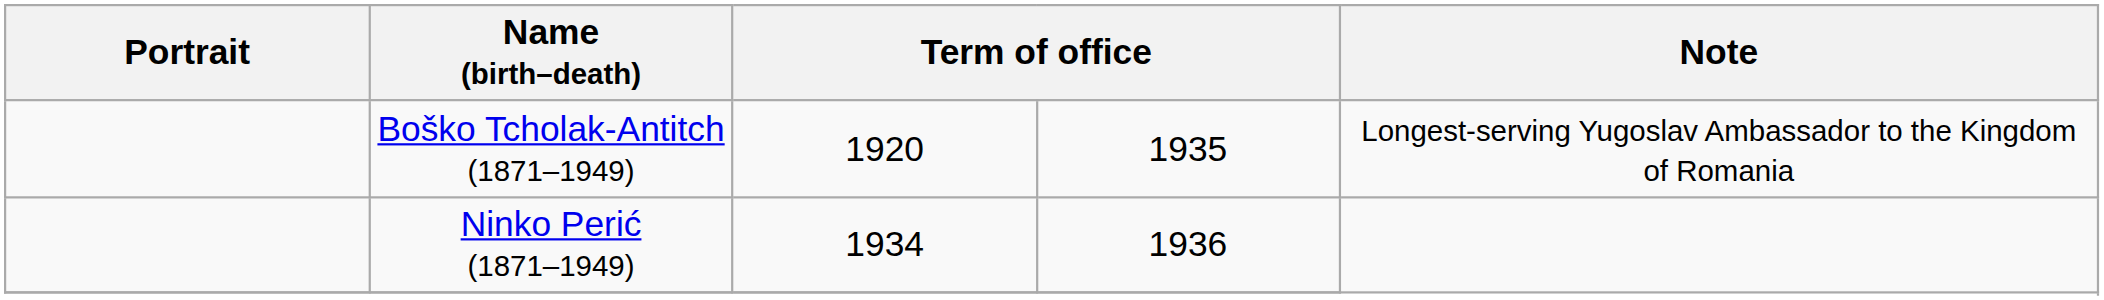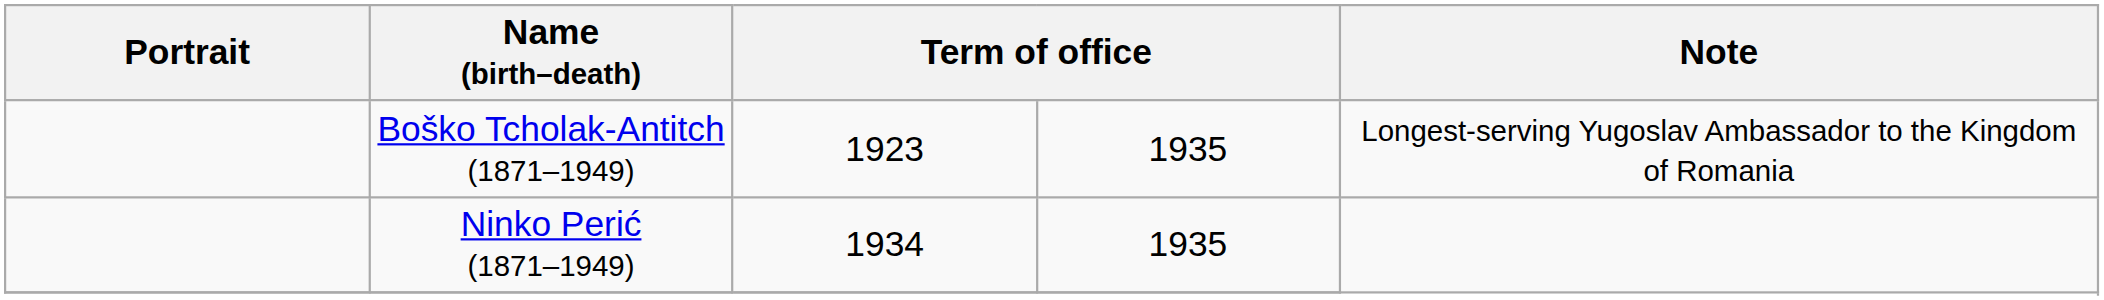(885, 148) 1920 -> (885, 148) 1923
(1188, 244) 1936 -> (1188, 244) 1935
